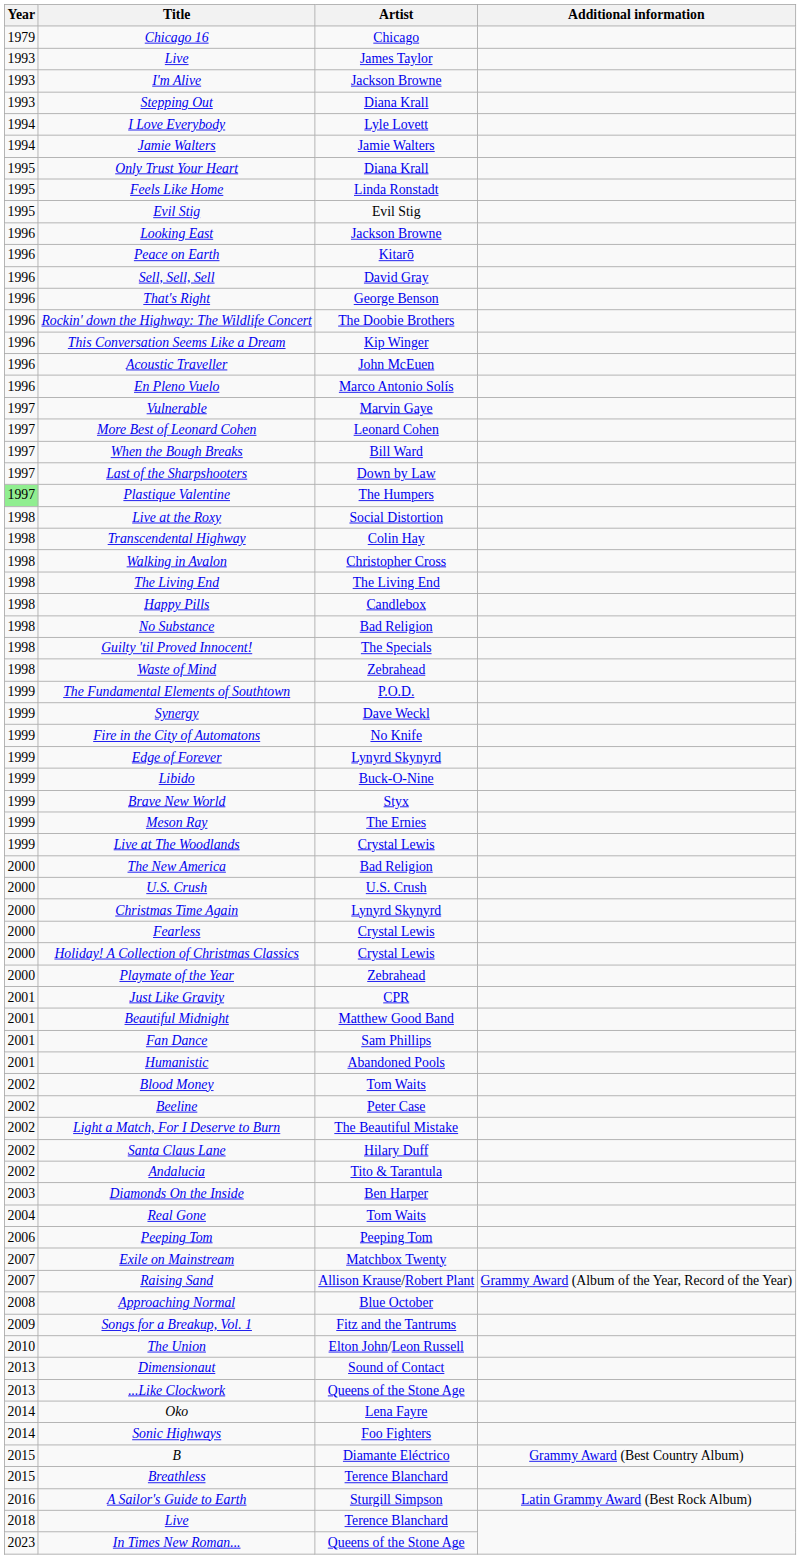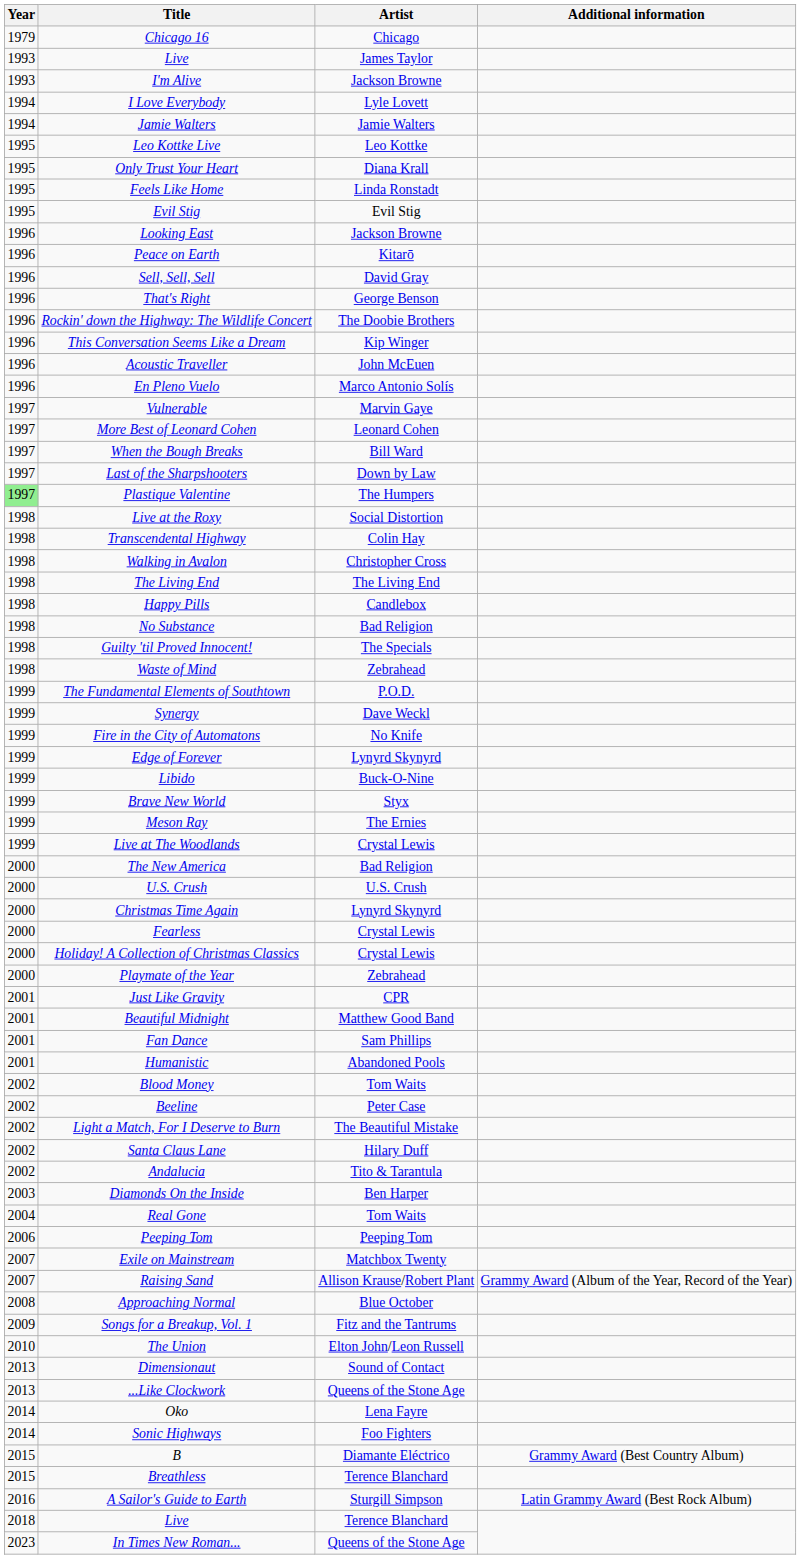- row: (177, 102)
+ row: (177, 146)
